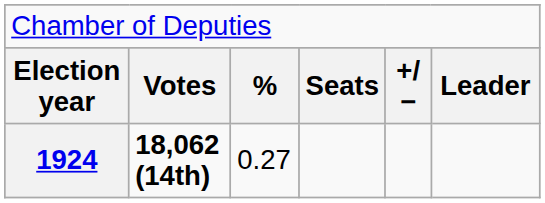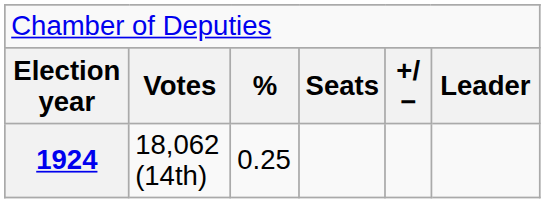(177, 160) bold -> (177, 160) normal
(264, 160) 0.27 -> (264, 160) 0.25
